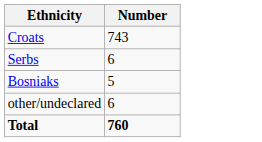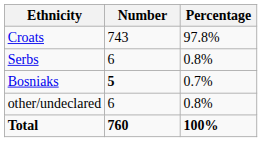+ column: (218, 15)
(111, 81) normal -> (111, 81) bold
